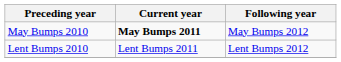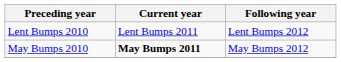rows swapped: (48, 31) <-> (48, 48)
